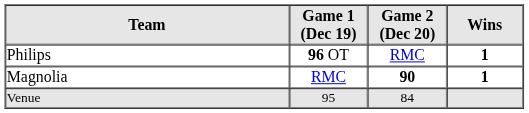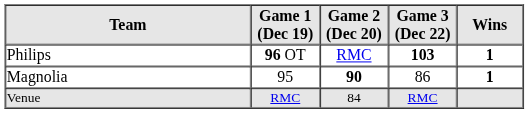+ column: (423, 24)
(329, 77) RMC -> (285, 77) 95
(328, 98) 95 -> (285, 98) RMC
